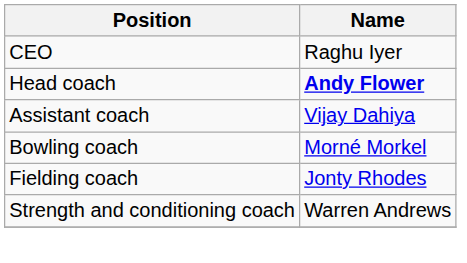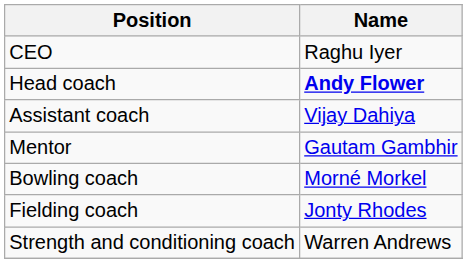+ row: (40, 147)
